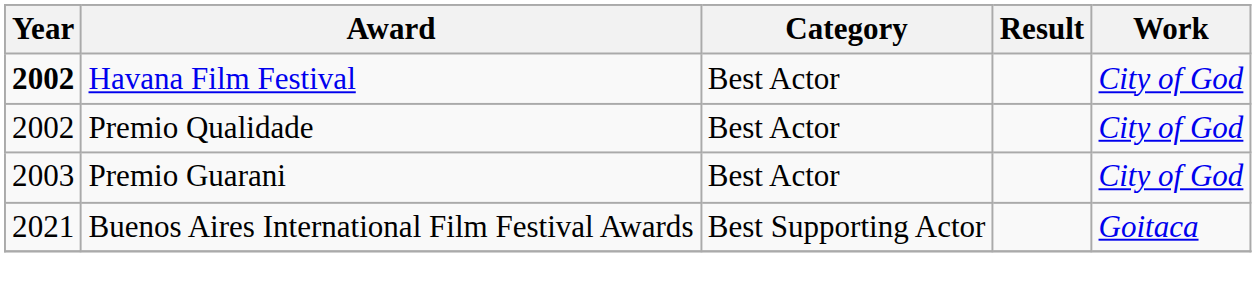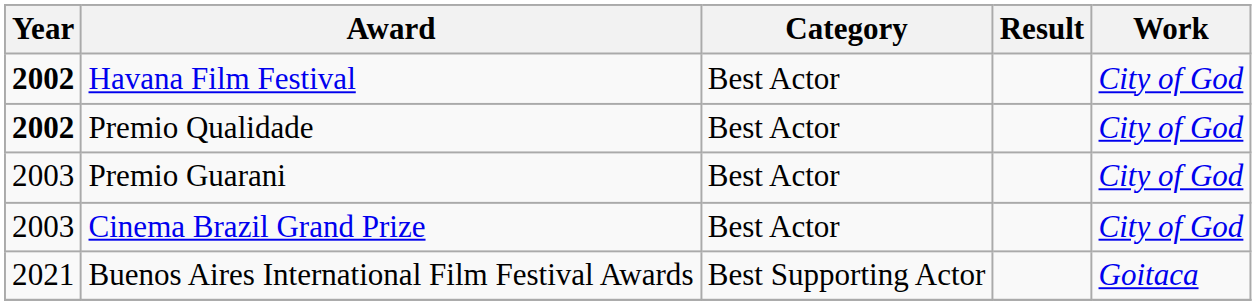(43, 127) normal -> (43, 127) bold
+ row: (257, 226)
